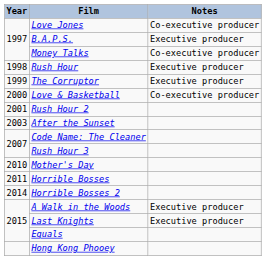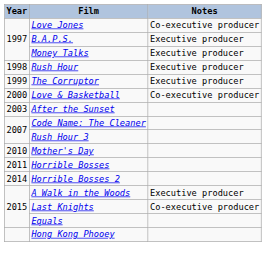(205, 54) Co-executive producer -> (197, 54) Executive producer
- row: (60, 109)
(197, 221) Executive producer -> (205, 207) Co-executive producer
